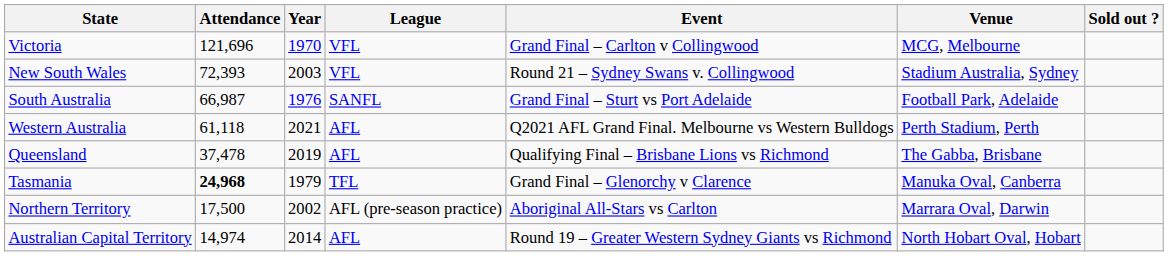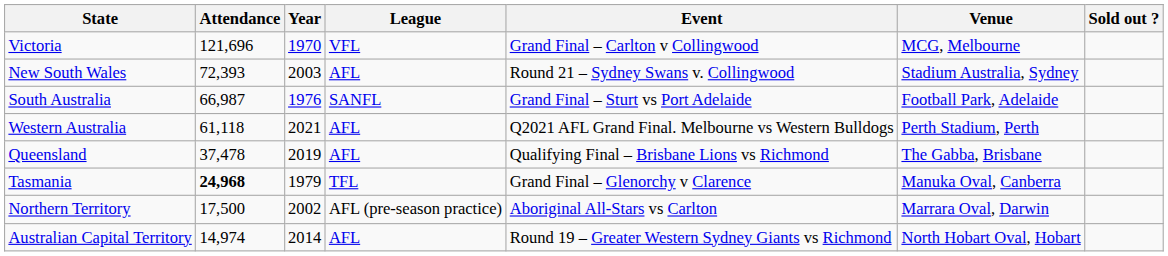(345, 72) VFL -> (345, 72) AFL
